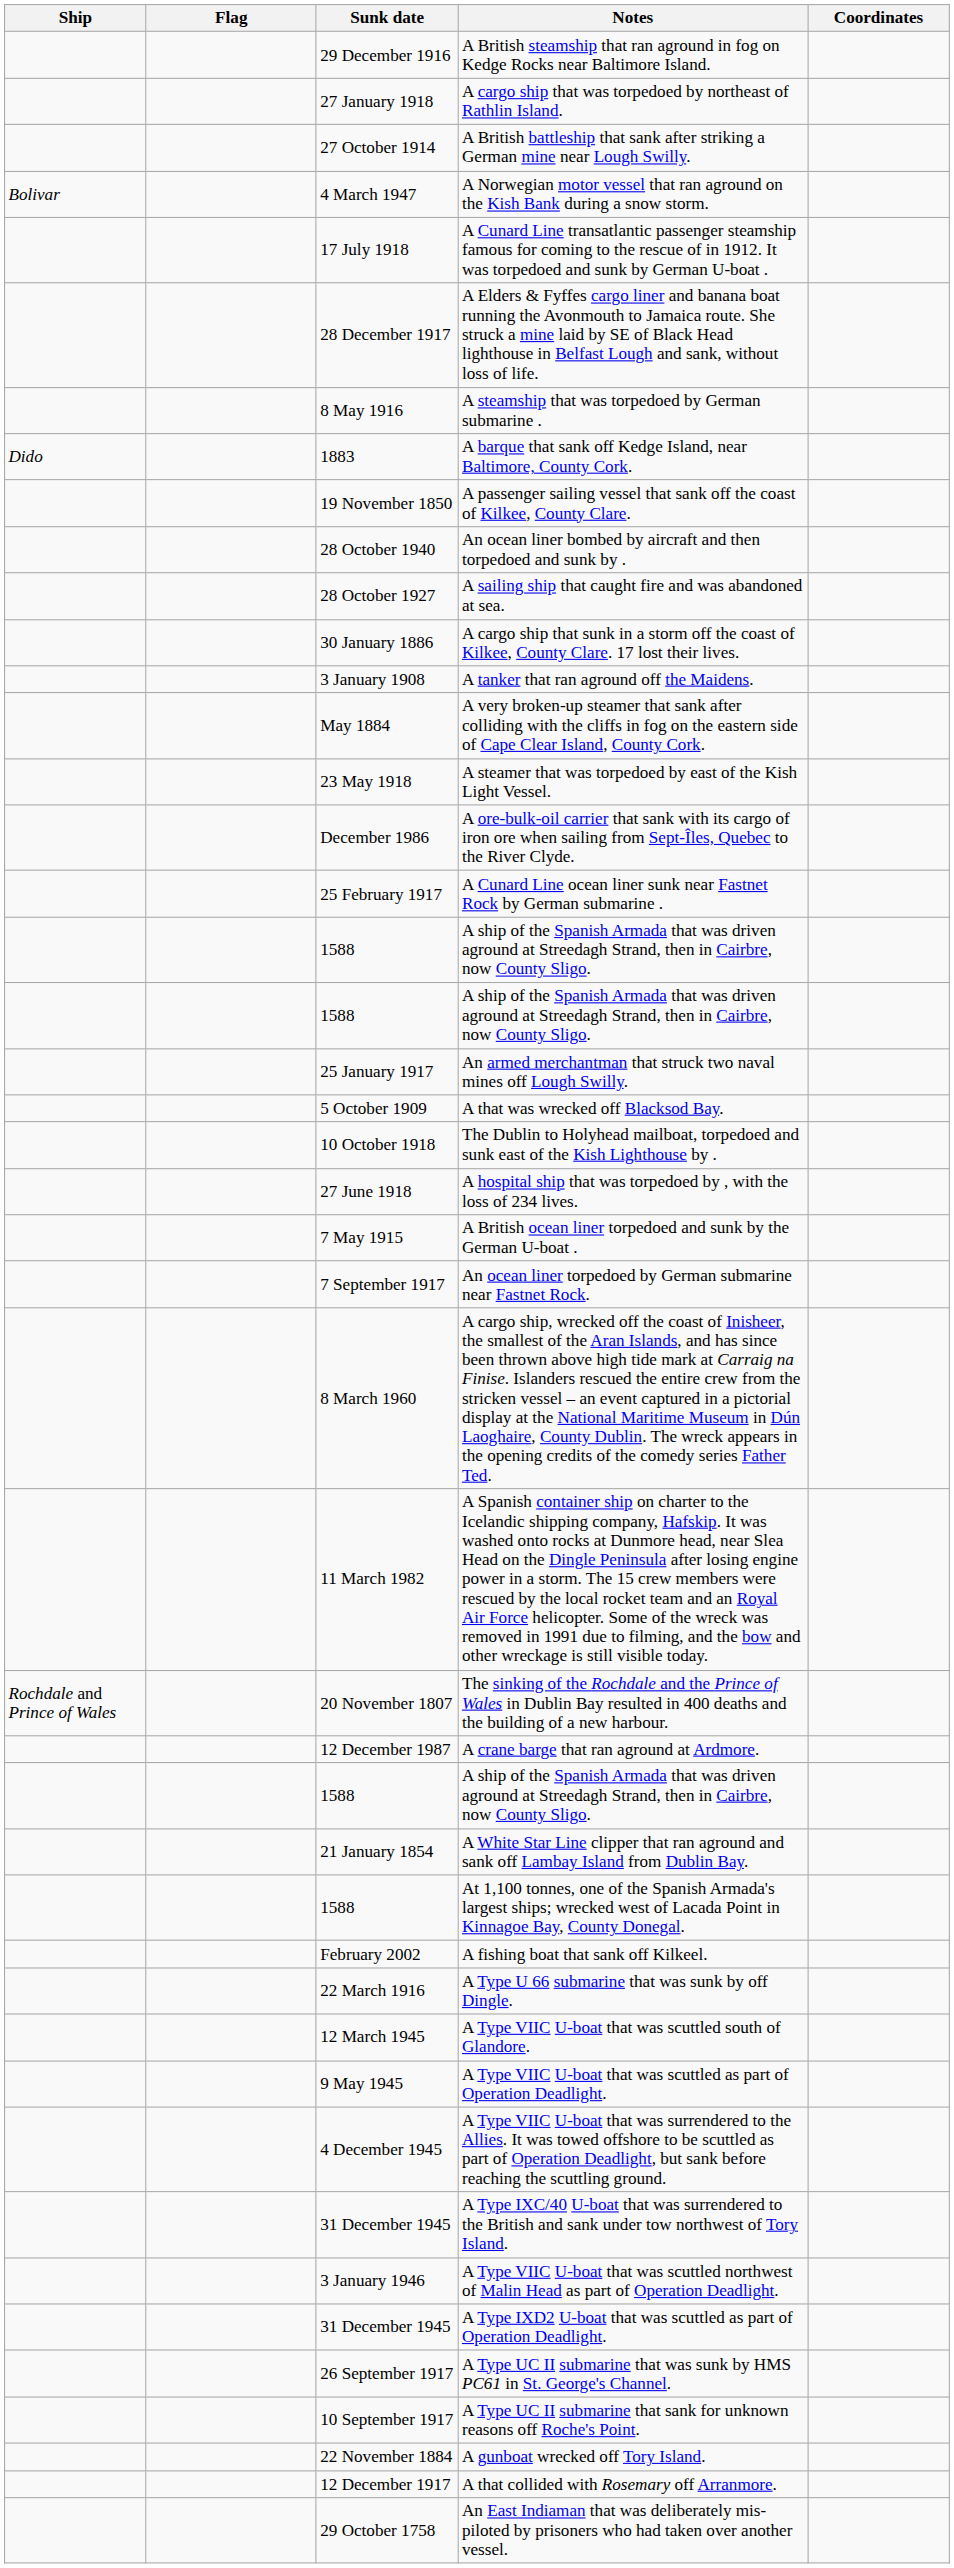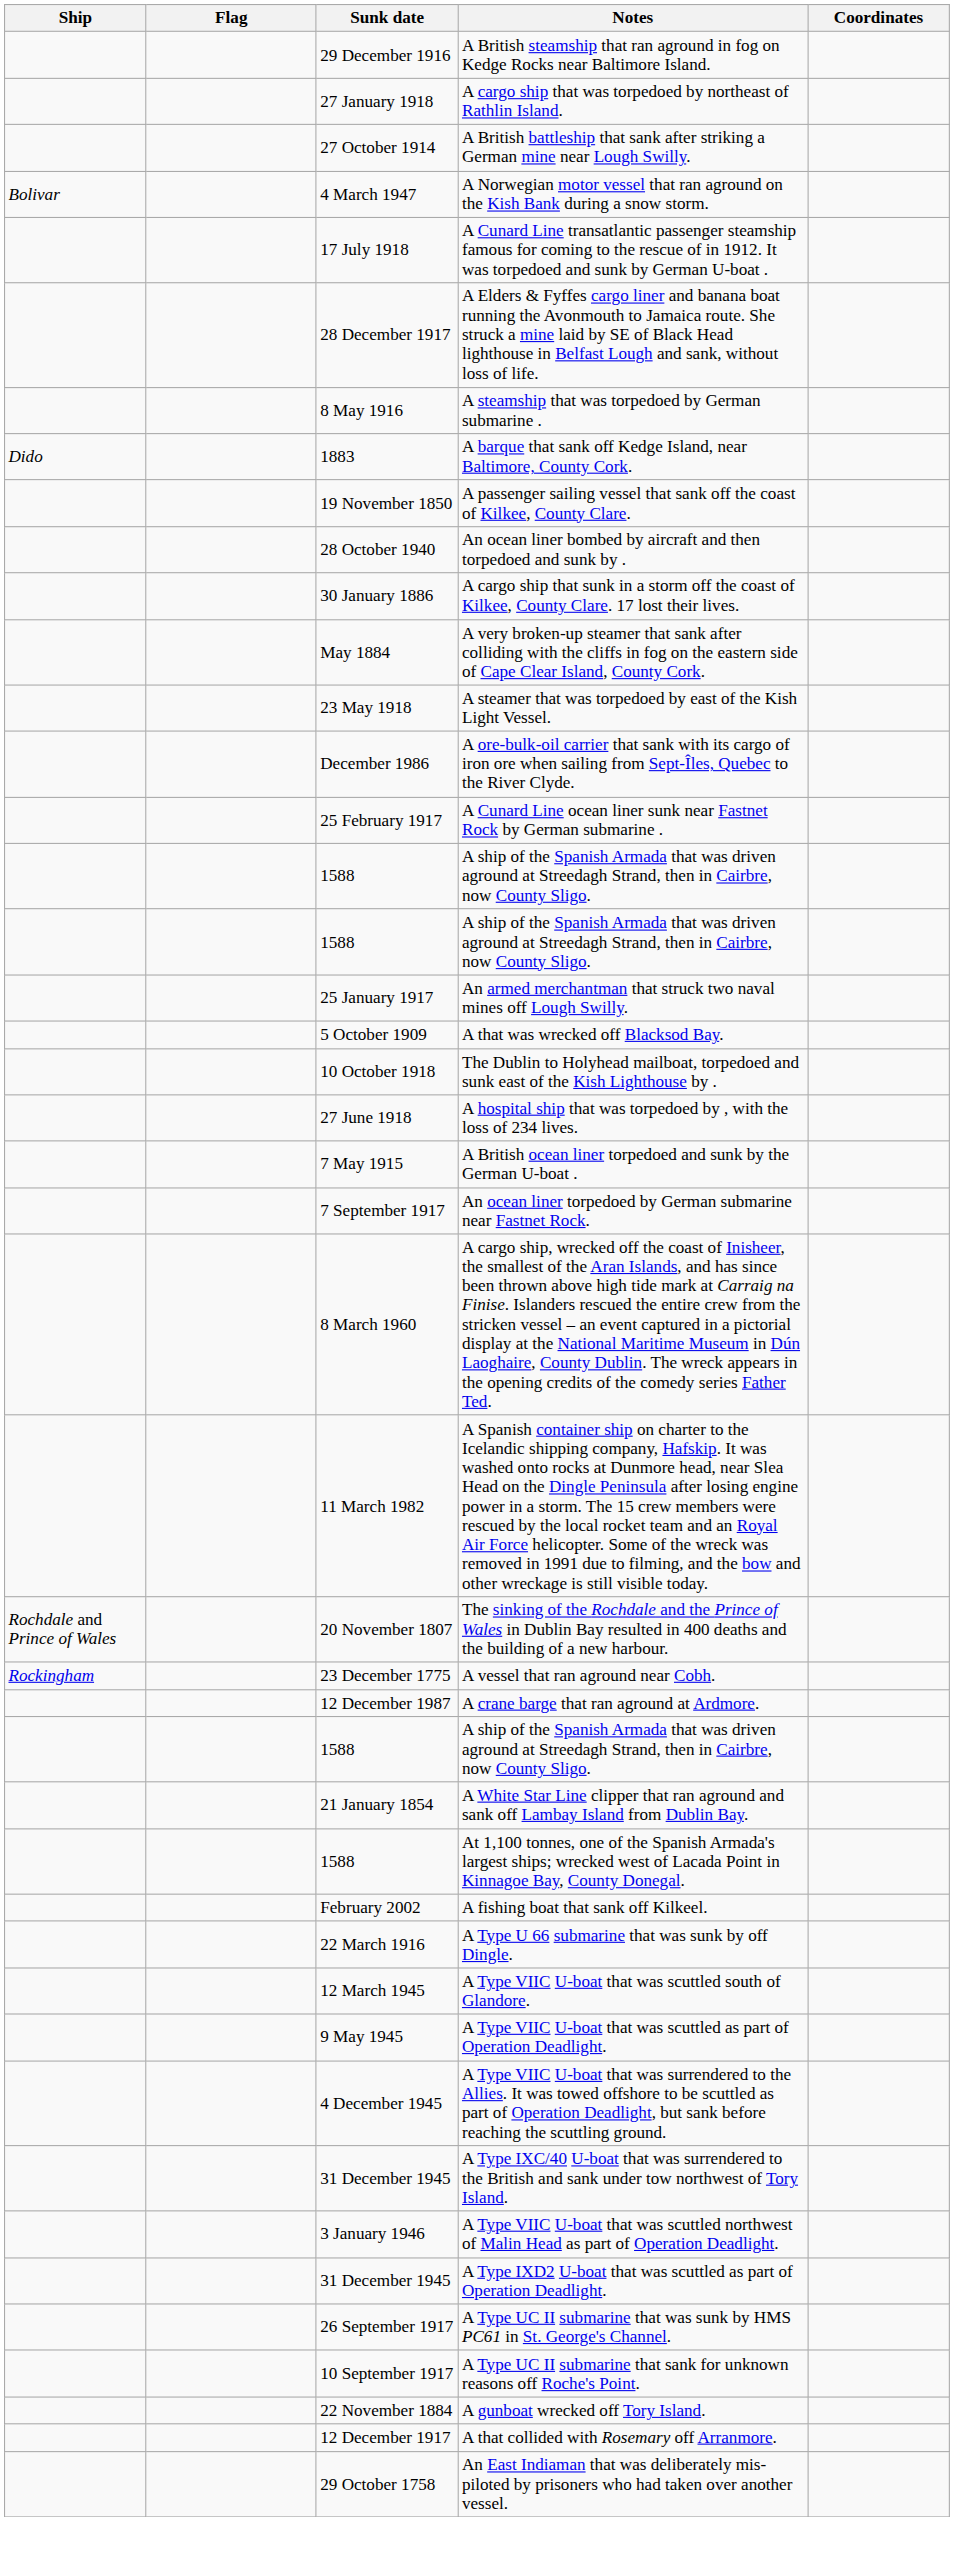- row: (378, 596)
- row: (373, 679)
+ row: (385, 1675)
